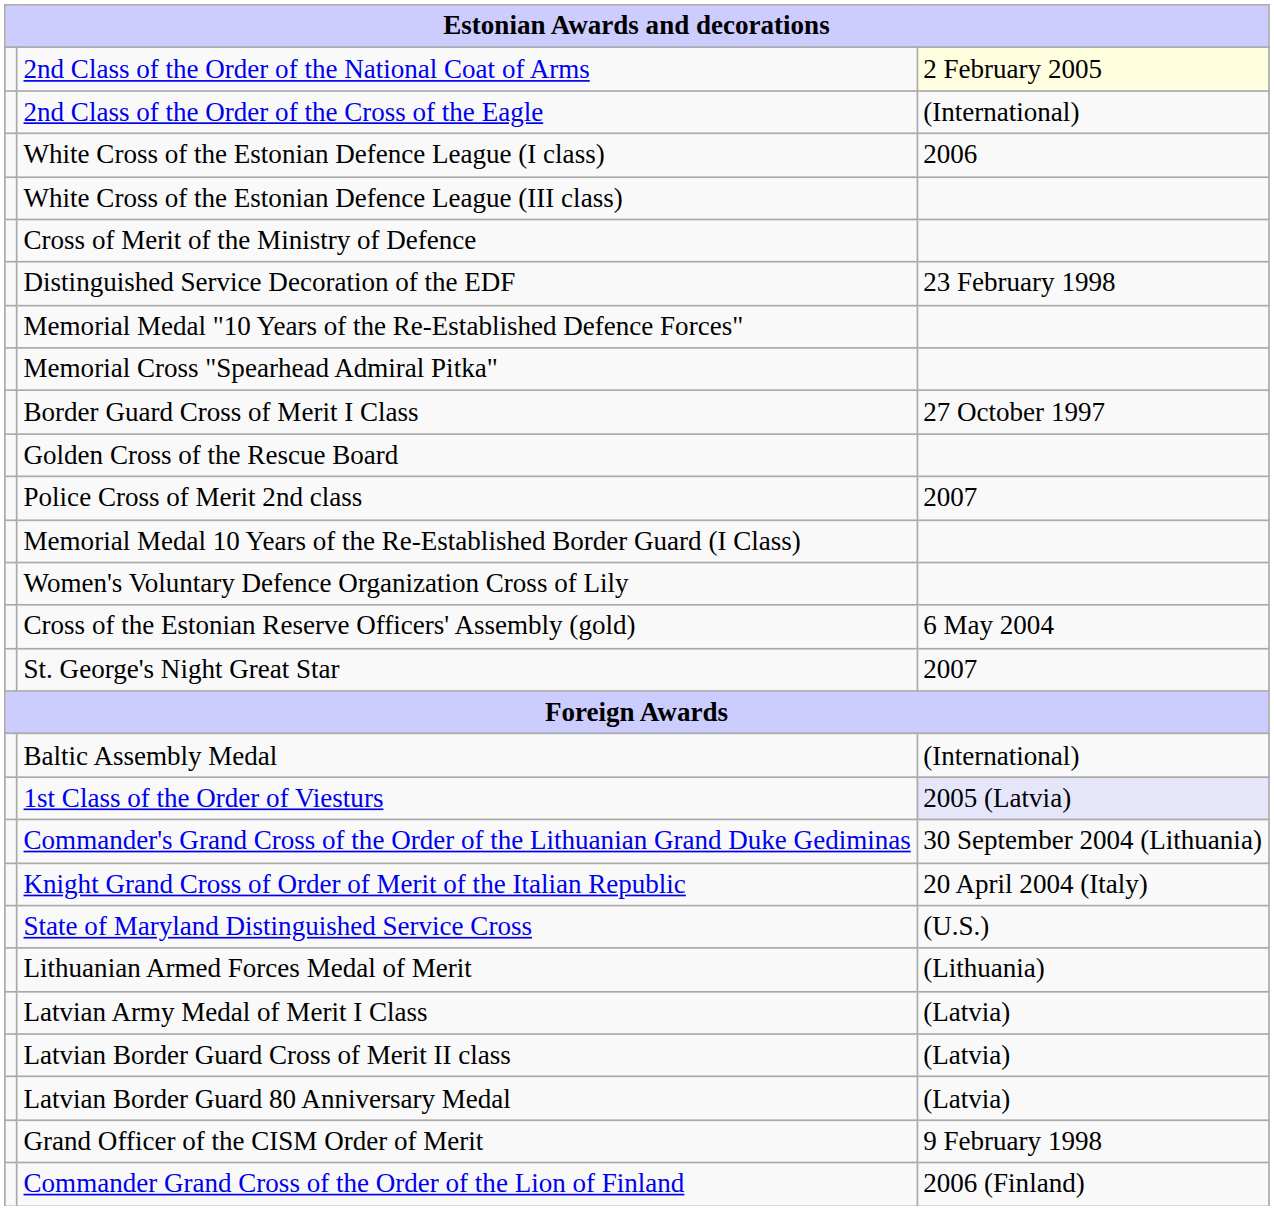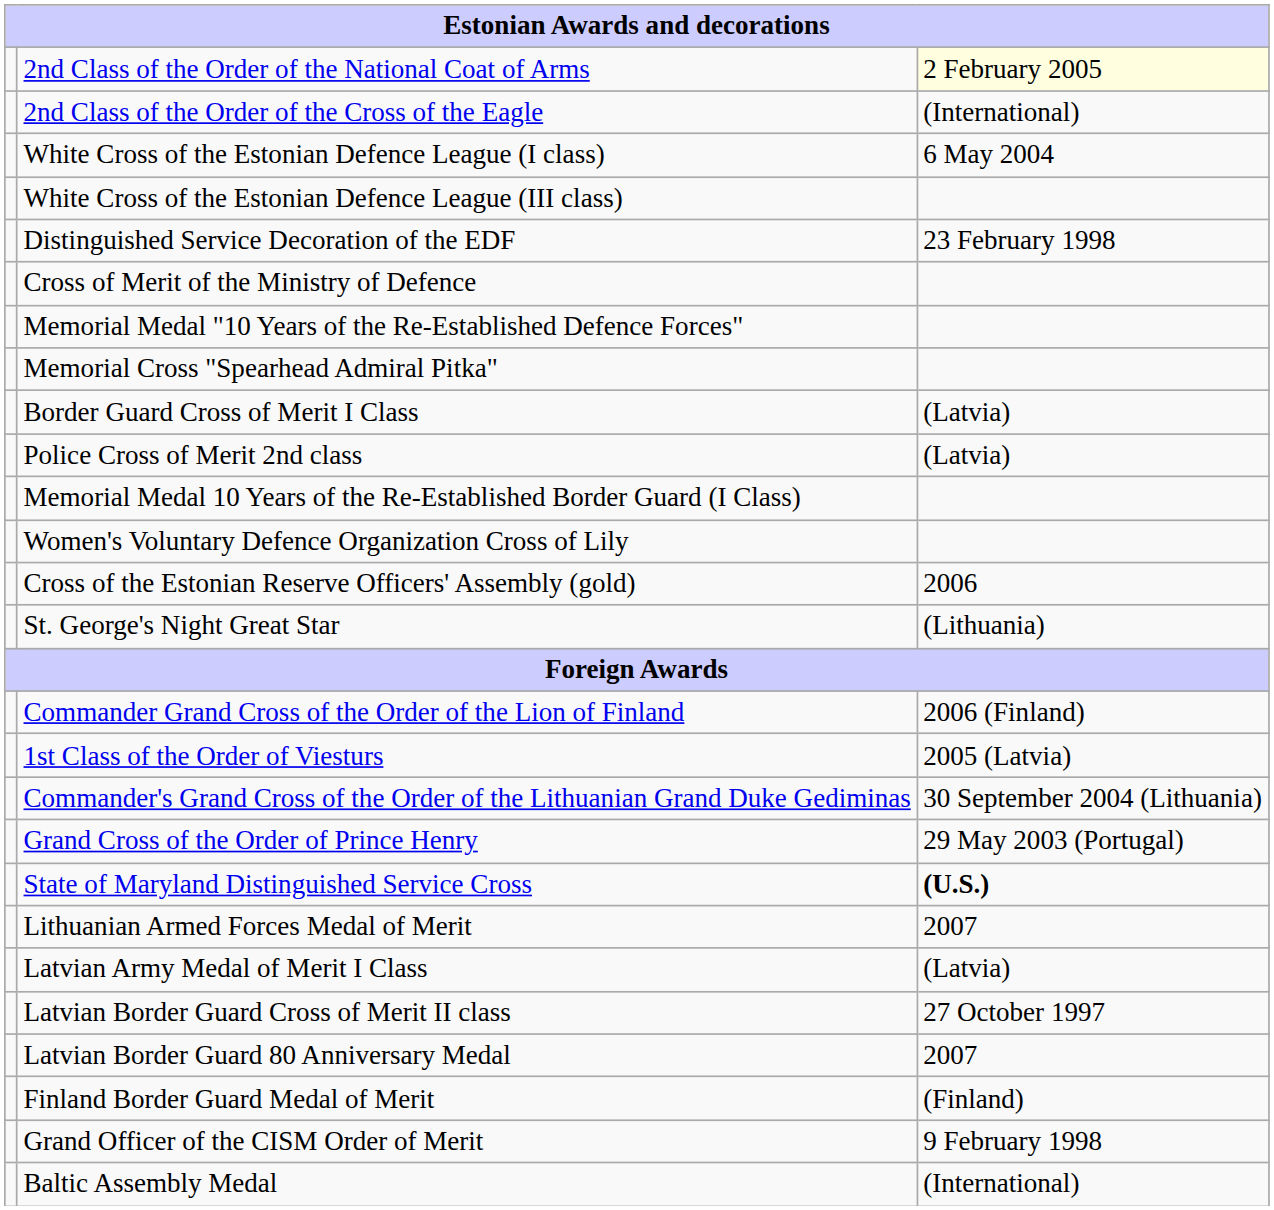(950, 154) 2006 -> (989, 154) 6 May 2004
rows swapped: (250, 240) <-> (269, 283)
(1014, 411) 27 October 1997 -> (967, 411) (Latvia)
- row: (211, 454)
(950, 497) 2007 -> (967, 454) (Latvia)
(989, 626) 6 May 2004 -> (950, 583) 2006
(950, 669) 2007 -> (984, 626) (Lithuania)
rows swapped: (354, 1183) <-> (150, 754)
(997, 797) lavender background -> (997, 754) no background
- row: (355, 883)
+ row: (251, 840)
(956, 926) normal -> (956, 883) bold
(984, 969) (Lithuania) -> (950, 926) 2007
(967, 1055) (Latvia) -> (1014, 1012) 27 October 1997
(967, 1098) (Latvia) -> (950, 1055) 2007
+ row: (229, 1098)
